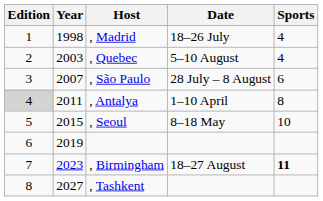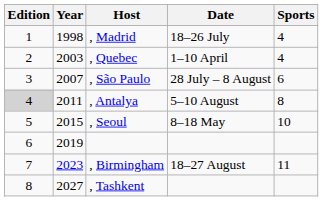(204, 57) 5–10 August -> (199, 57) 1–10 April
(199, 100) 1–10 April -> (204, 100) 5–10 August
(284, 164) bold -> (284, 164) normal
